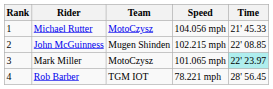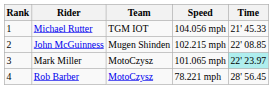(131, 28) MotoCzysz -> (128, 28) TGM IOT
(128, 76) TGM IOT -> (131, 76) MotoCzysz
